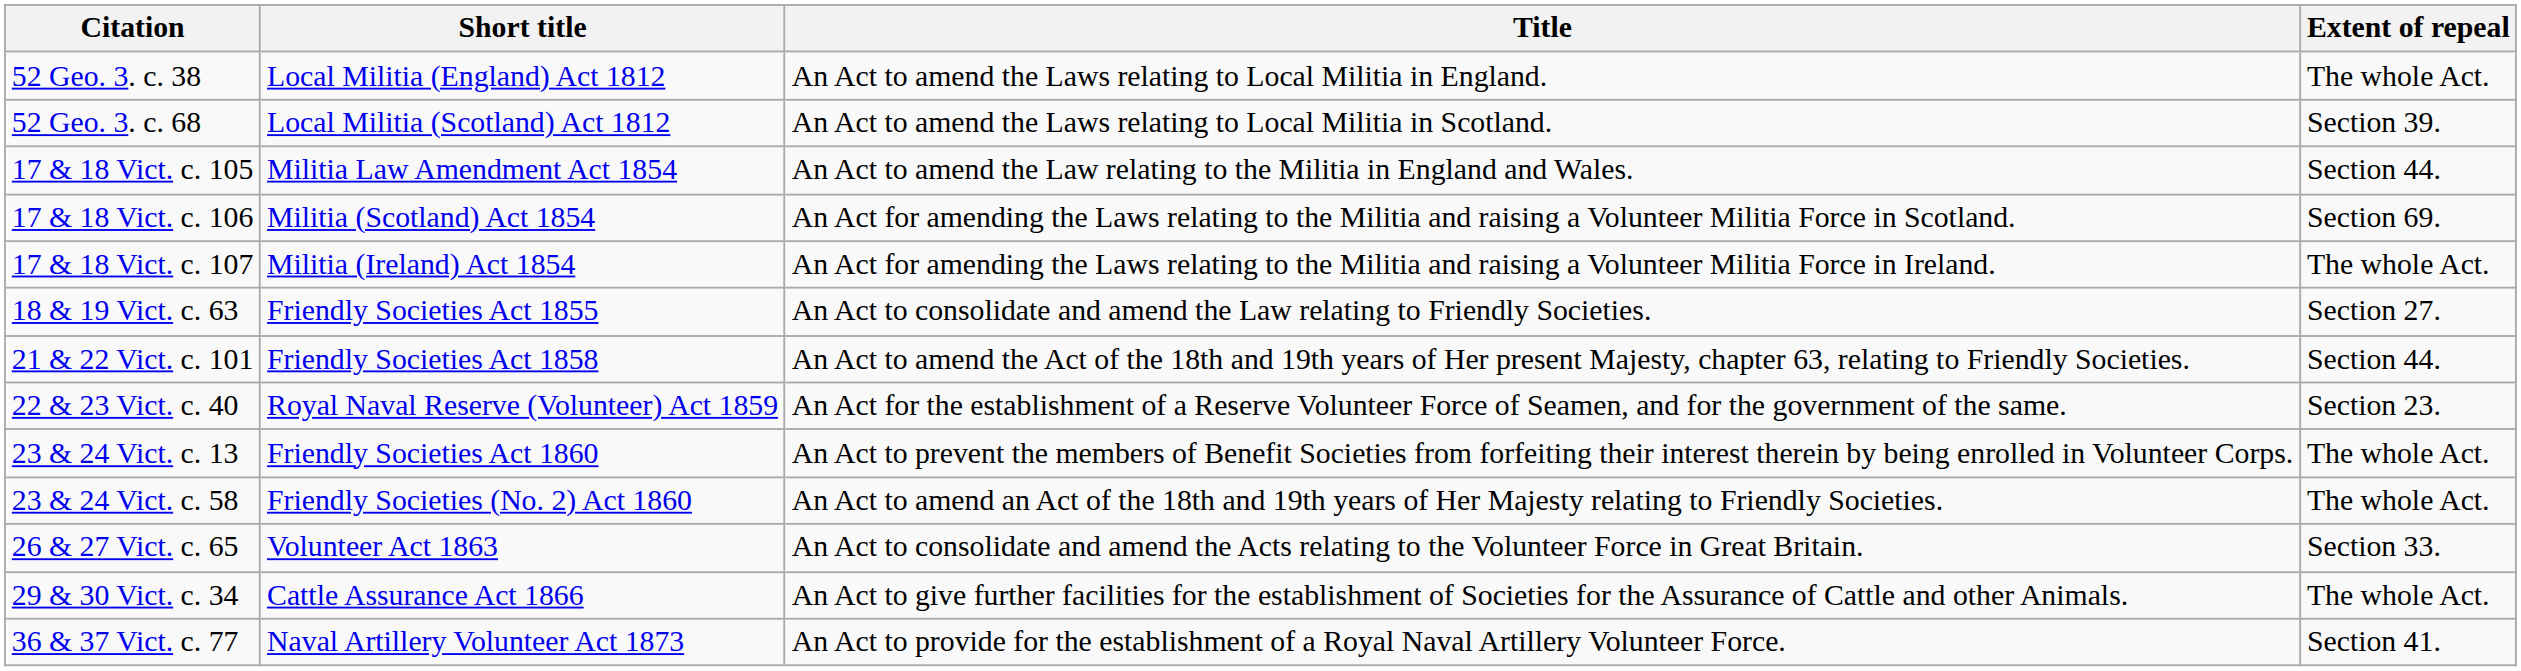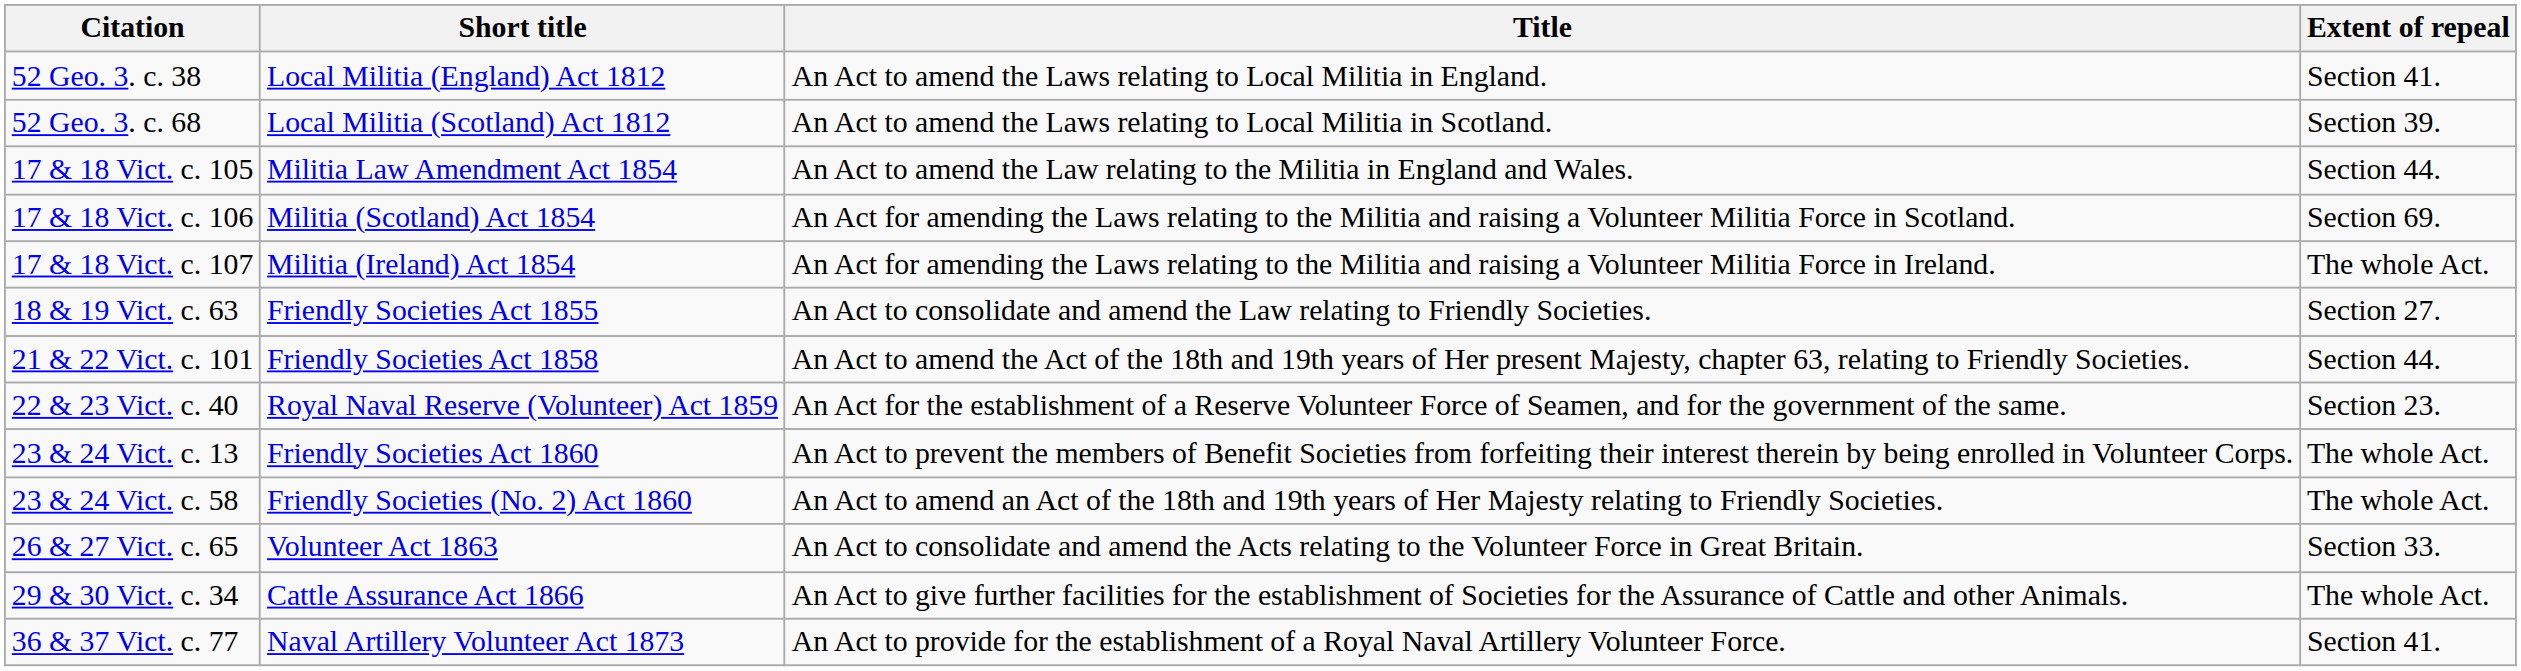(2398, 75) The whole Act. -> (2374, 75) Section 41.
